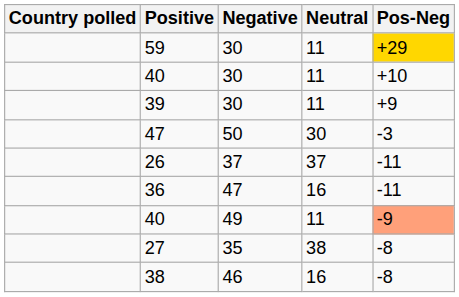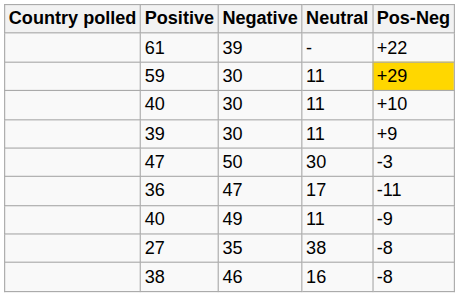+ row: (155, 47)
- row: (155, 162)
(316, 190) 16 -> (316, 190) 17
(385, 219) lightsalmon background -> (385, 219) no background
